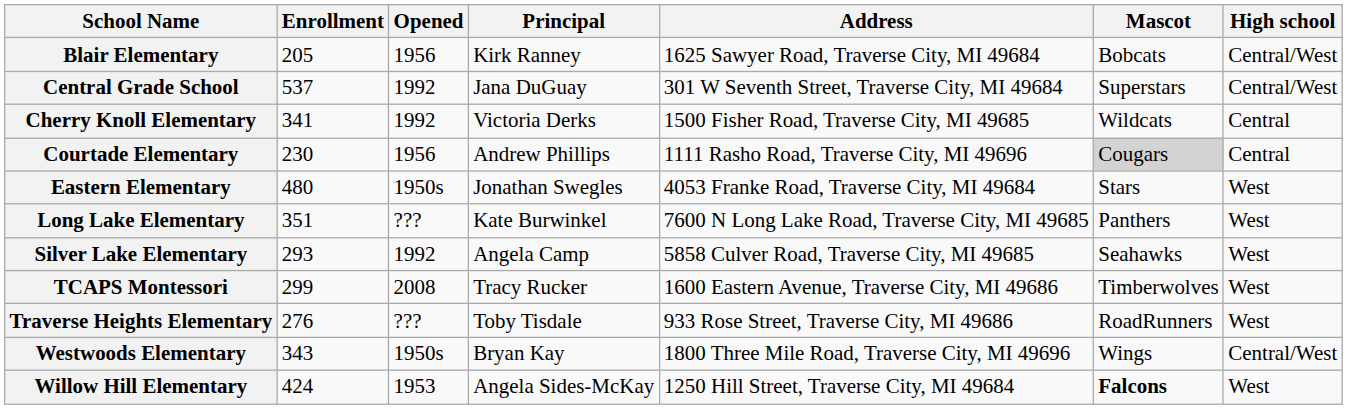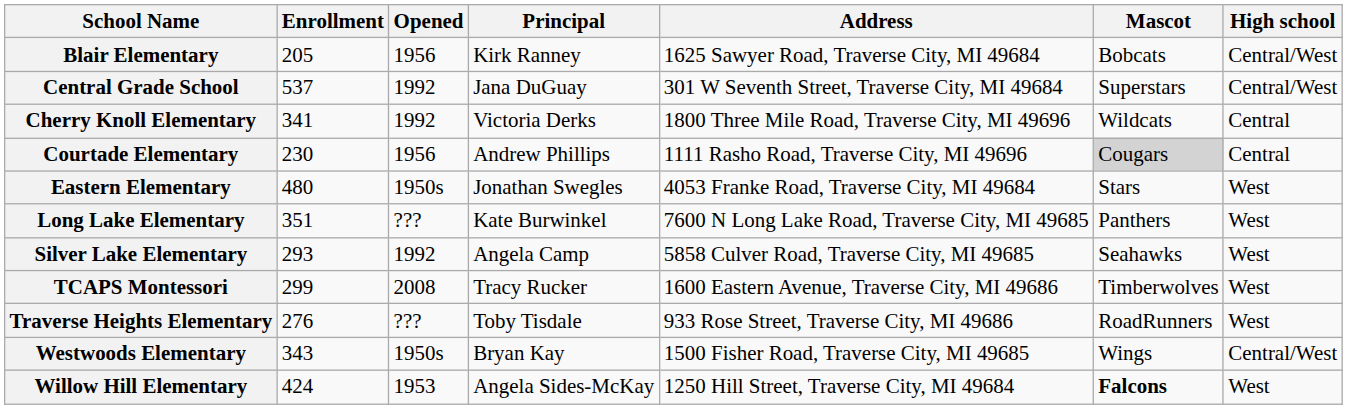(847, 120) 1500 Fisher Road, Traverse City, MI 49685 -> (867, 120) 1800 Three Mile Road, Traverse City, MI 49696
(867, 353) 1800 Three Mile Road, Traverse City, MI 49696 -> (847, 353) 1500 Fisher Road, Traverse City, MI 49685
